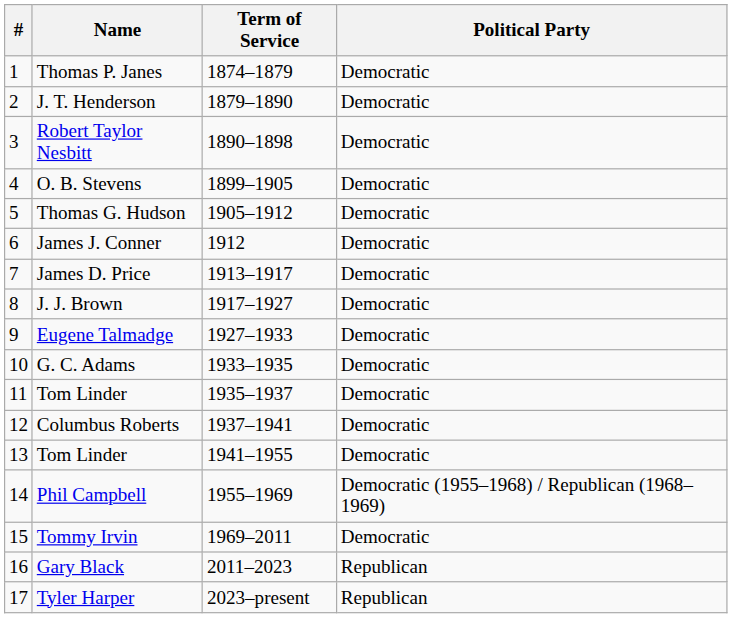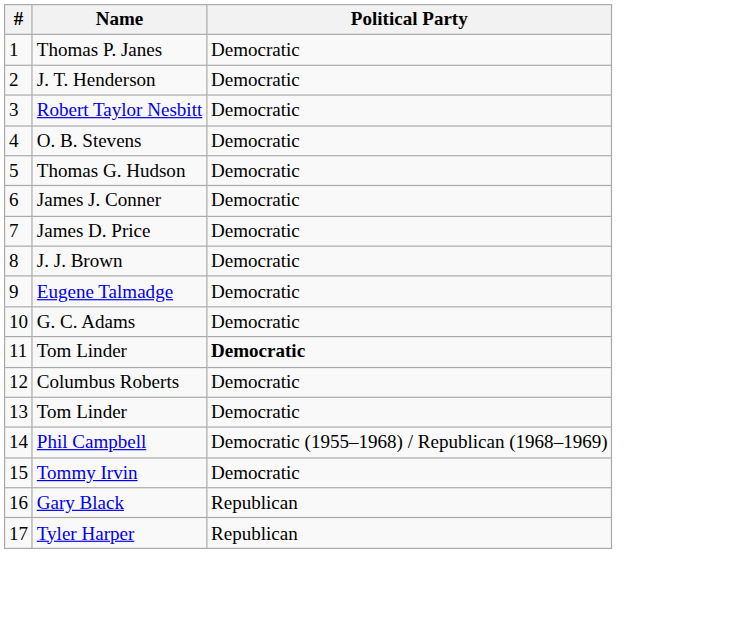- column: (269, 30)
(385, 394) normal -> (258, 351) bold
